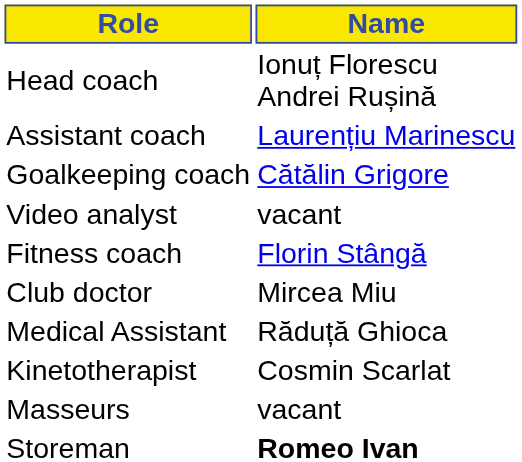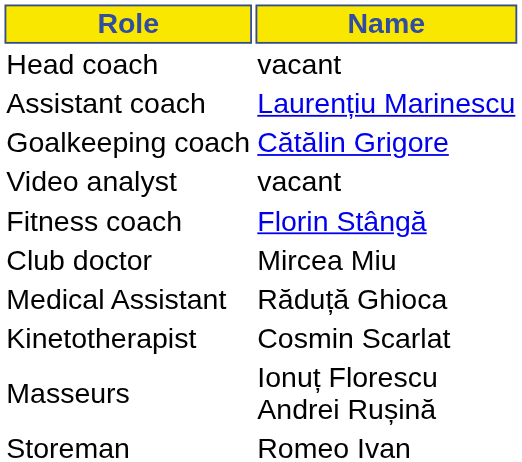(348, 80) Ionuț Florescu Andrei Rușină -> (299, 64) vacant
(299, 410) vacant -> (348, 393) Ionuț Florescu Andrei Rușină
(338, 449) bold -> (334, 449) normal
